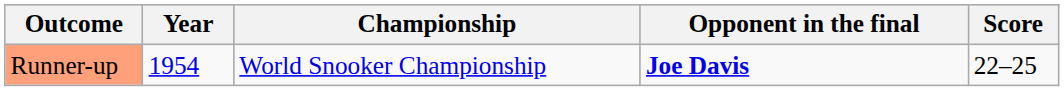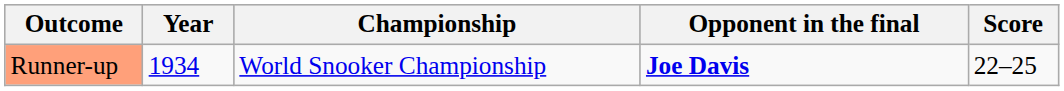(174, 64) 1954 -> (174, 64) 1934
